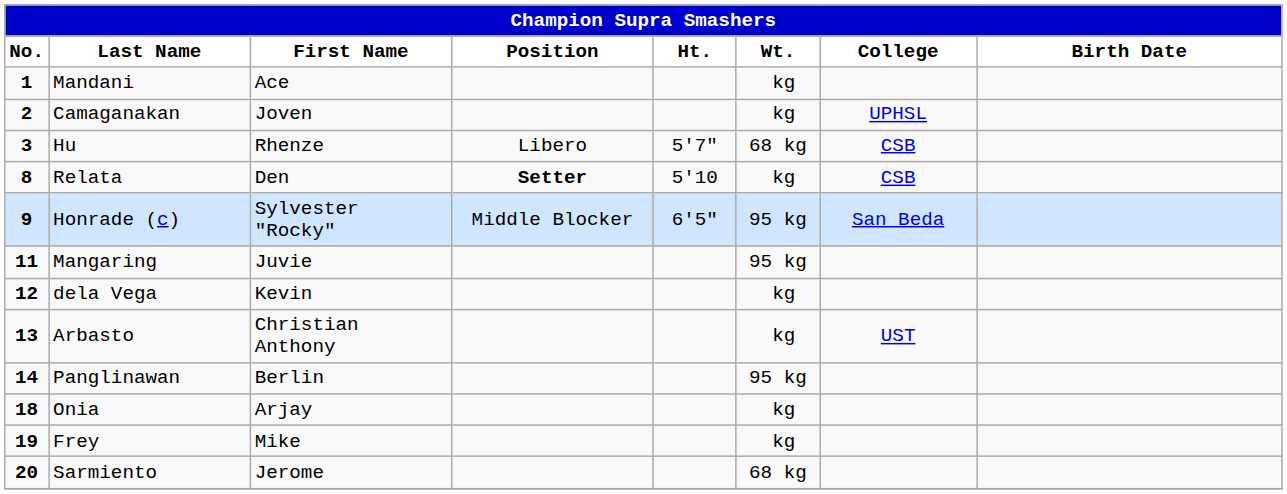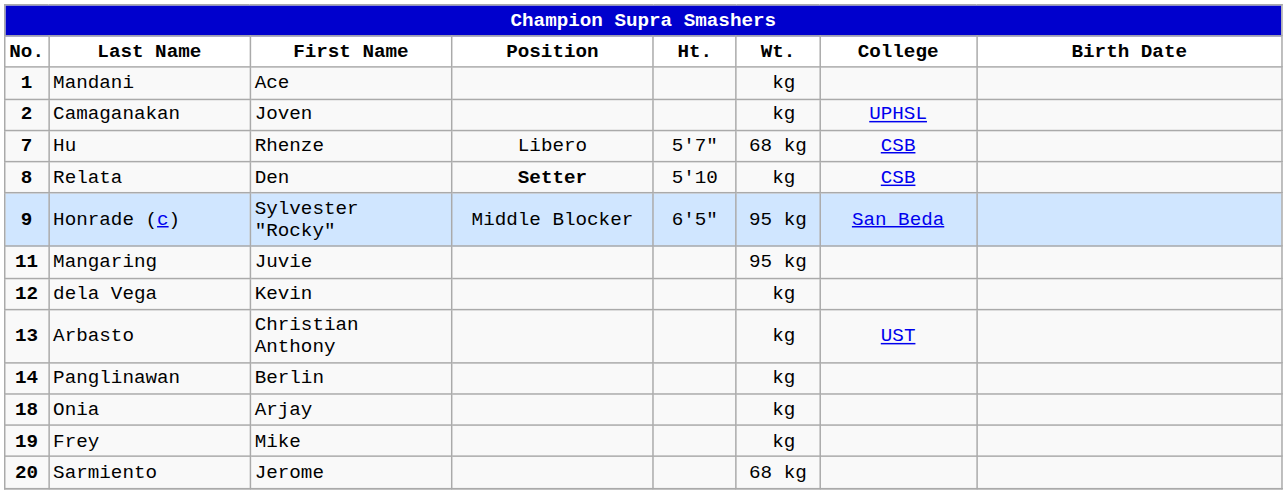(27, 146) 3 -> (27, 146) 7
(778, 378) 95 kg -> (778, 378) kg
